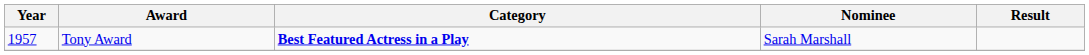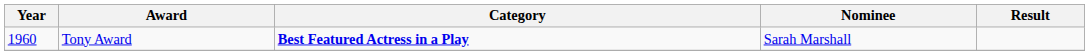(22, 38) 1957 -> (22, 38) 1960
